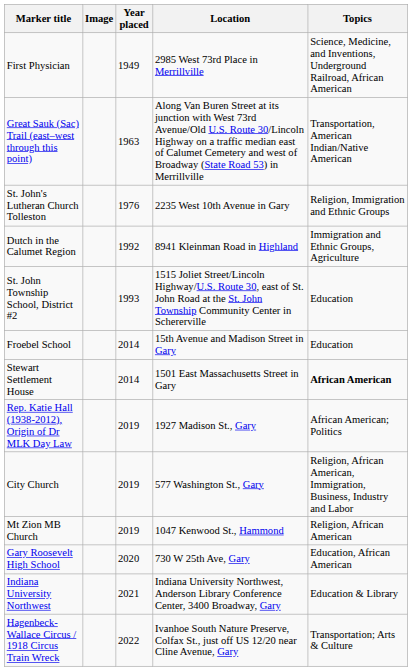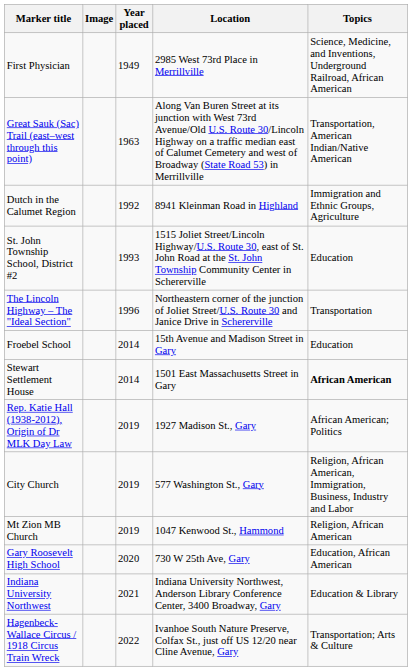- row: (43, 205)
+ row: (40, 310)
